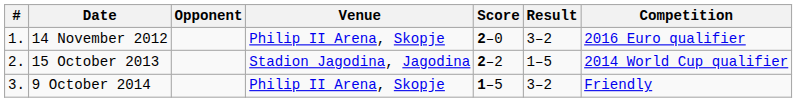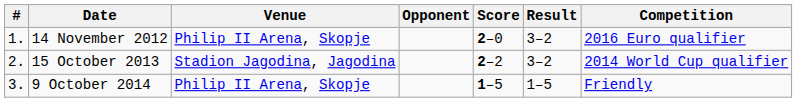columns swapped: (360, 16) <-> (209, 16)
(539, 62) 1–5 -> (539, 62) 3–2
(539, 85) 3–2 -> (539, 85) 1–5
